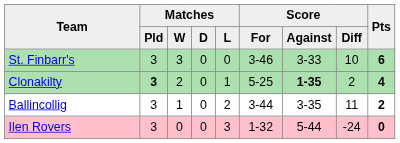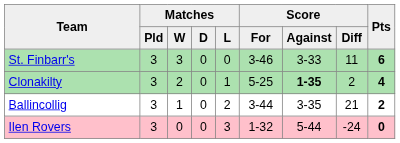(352, 60) 10 -> (352, 60) 11
(154, 82) bold -> (154, 82) normal
(352, 104) 11 -> (352, 104) 21
